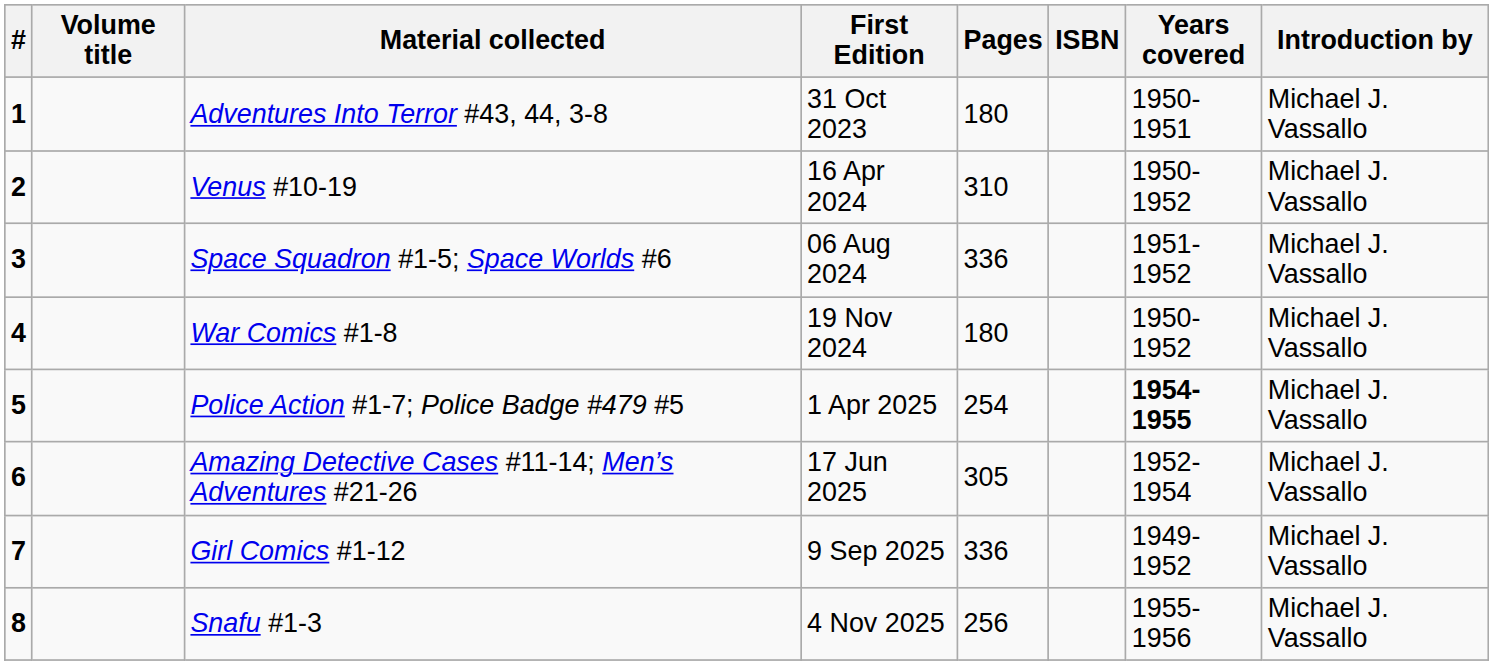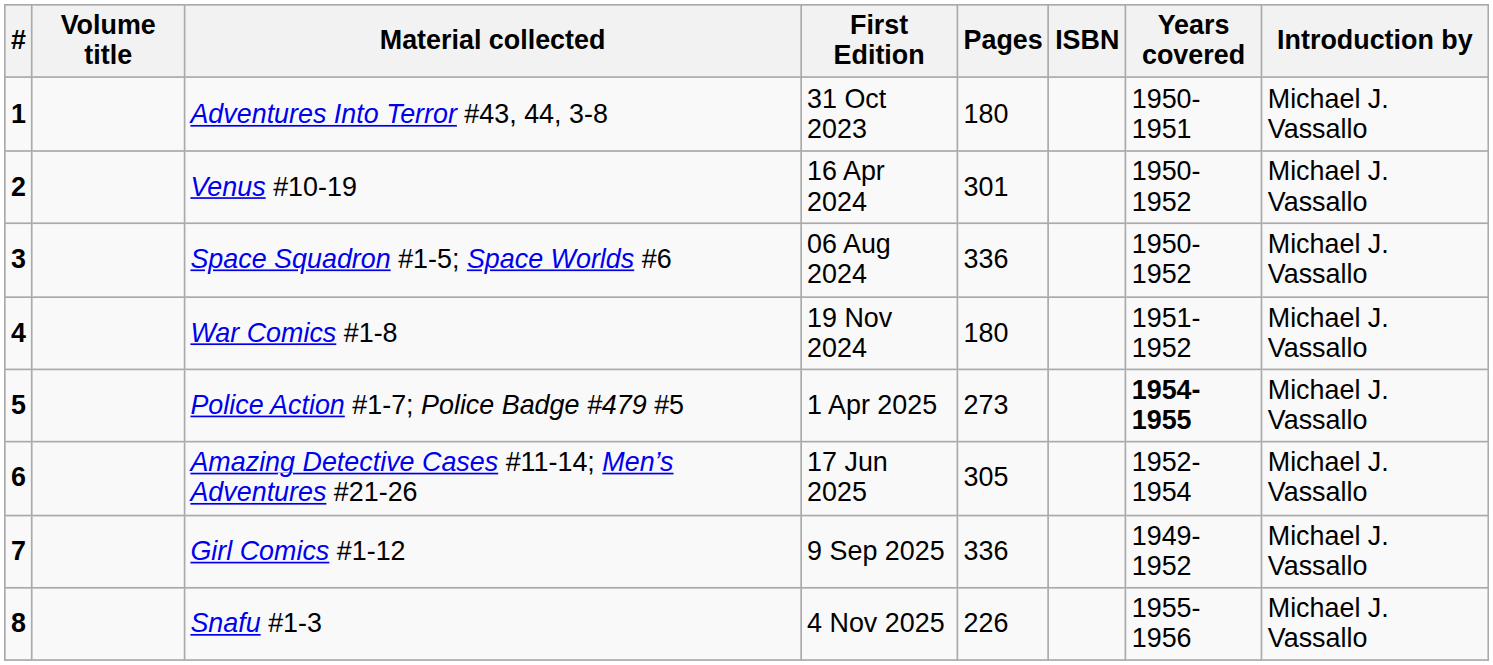(986, 186) 310 -> (986, 186) 301
(1166, 259) 1951-1952 -> (1166, 259) 1950-1952
(1166, 332) 1950-1952 -> (1166, 332) 1951-1952
(986, 405) 254 -> (986, 405) 273
(986, 623) 256 -> (986, 623) 226
